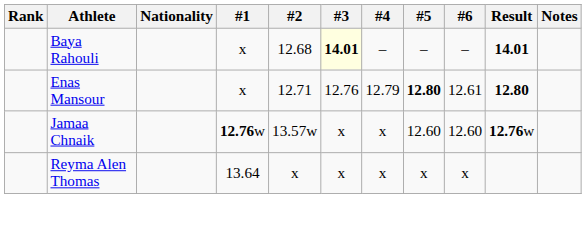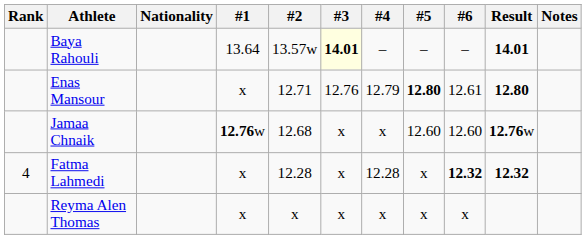(243, 49) x -> (243, 49) 13.64
(295, 49) 12.68 -> (295, 49) 13.57w
(295, 131) 13.57w -> (295, 131) 12.68
+ row: (77, 172)
(243, 172) 13.64 -> (243, 214) x
